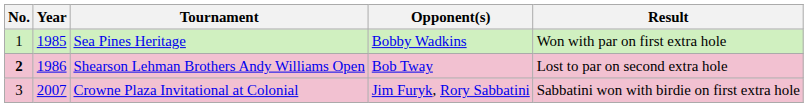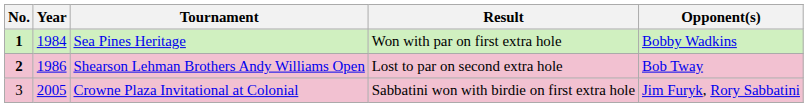columns swapped: (451, 16) <-> (668, 16)
(19, 41) normal -> (19, 41) bold
(52, 41) 1985 -> (52, 41) 1984
(52, 90) 2007 -> (52, 90) 2005
